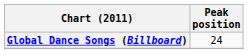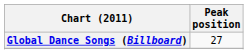(216, 40) 24 -> (216, 40) 27
